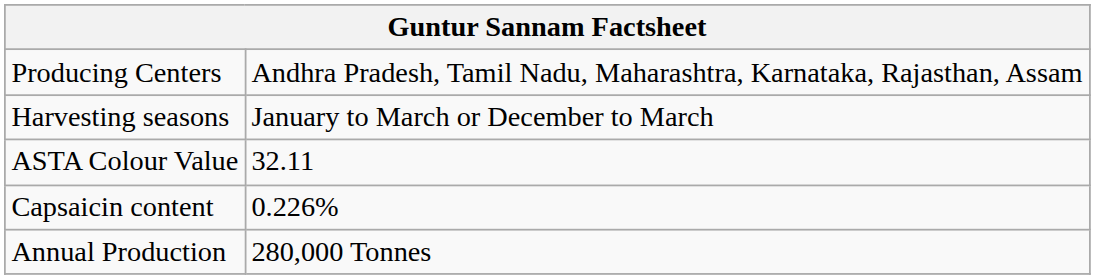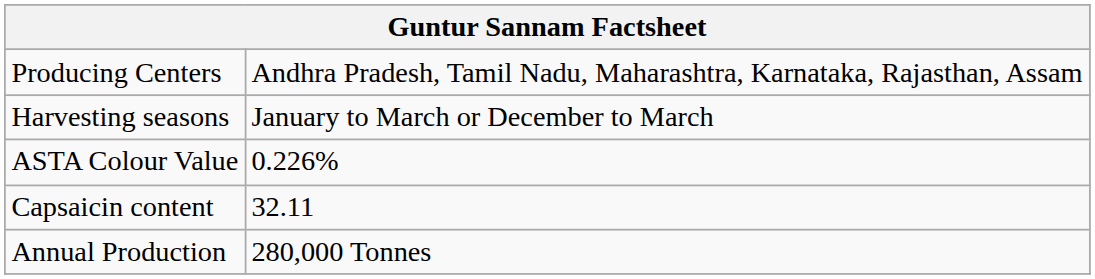(283, 161) 32.11 -> (295, 161) 0.226%
(295, 206) 0.226% -> (283, 206) 32.11
